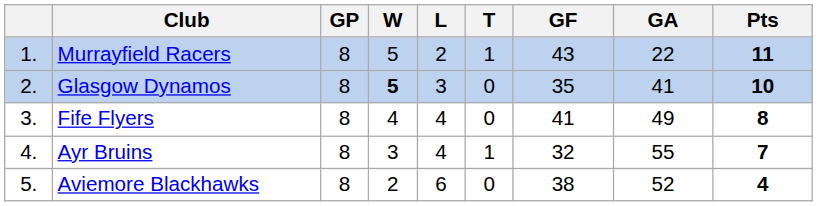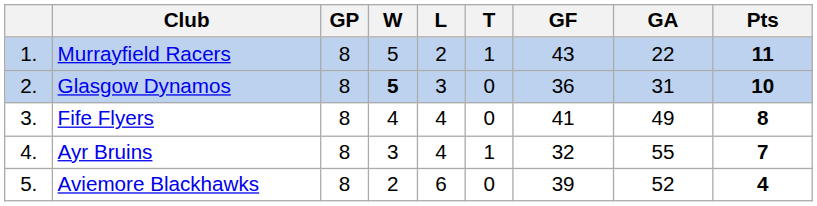(563, 86) 35 -> (563, 86) 36
(663, 86) 41 -> (663, 86) 31
(563, 184) 38 -> (563, 184) 39
